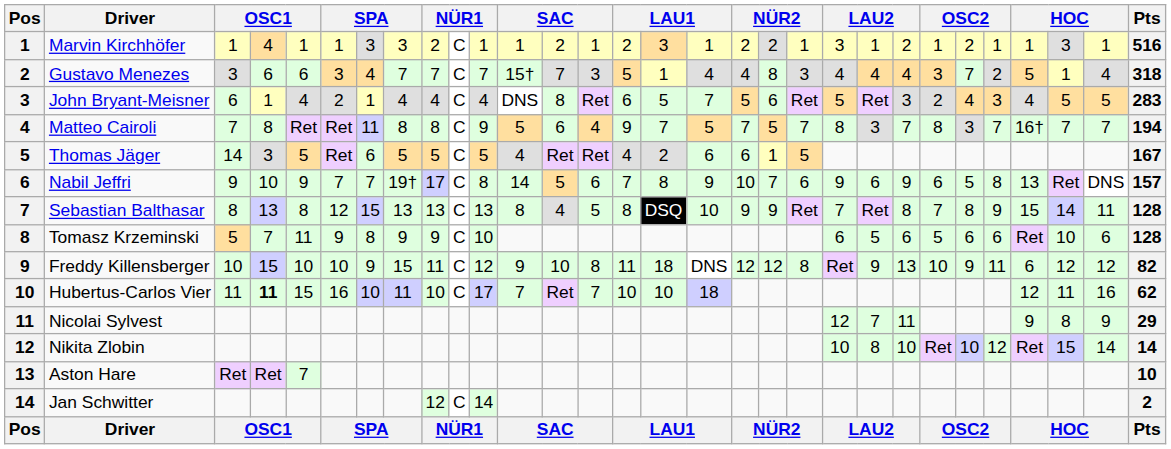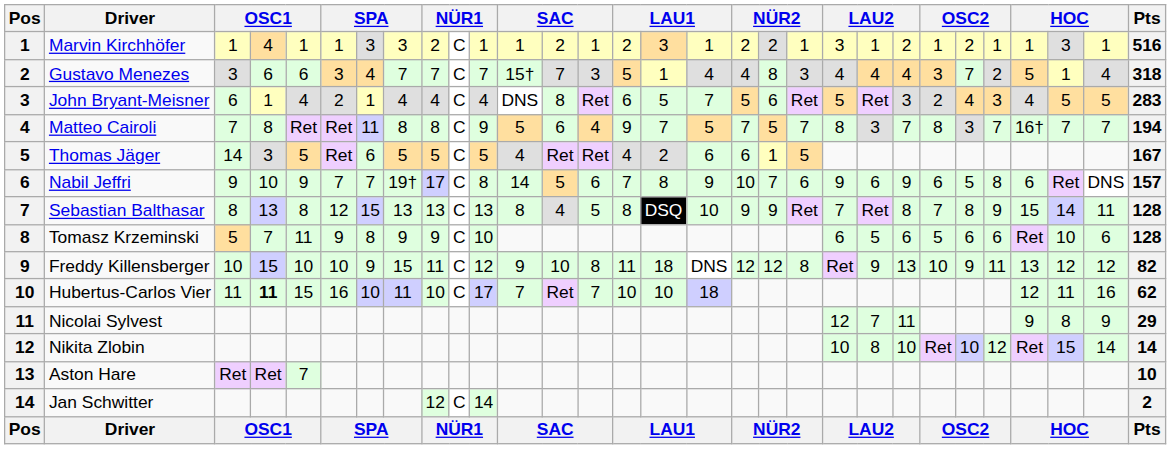(1029, 183) 13 -> (1029, 183) 6
(1029, 265) 6 -> (1029, 265) 13
